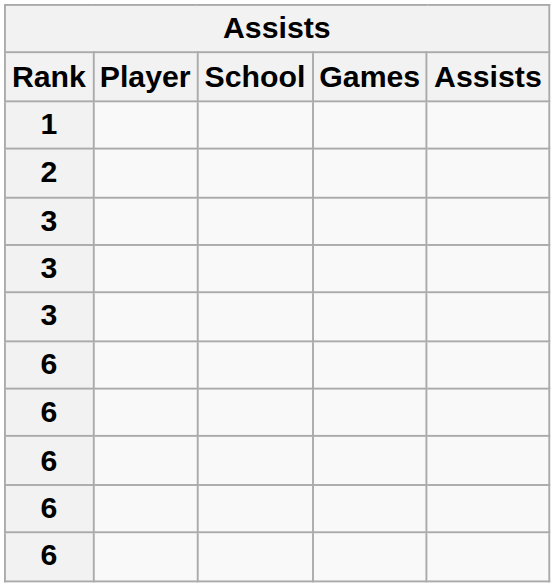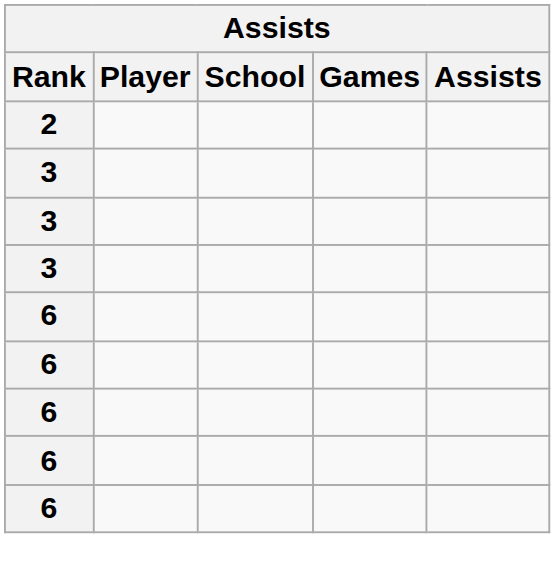- row: (49, 124)
